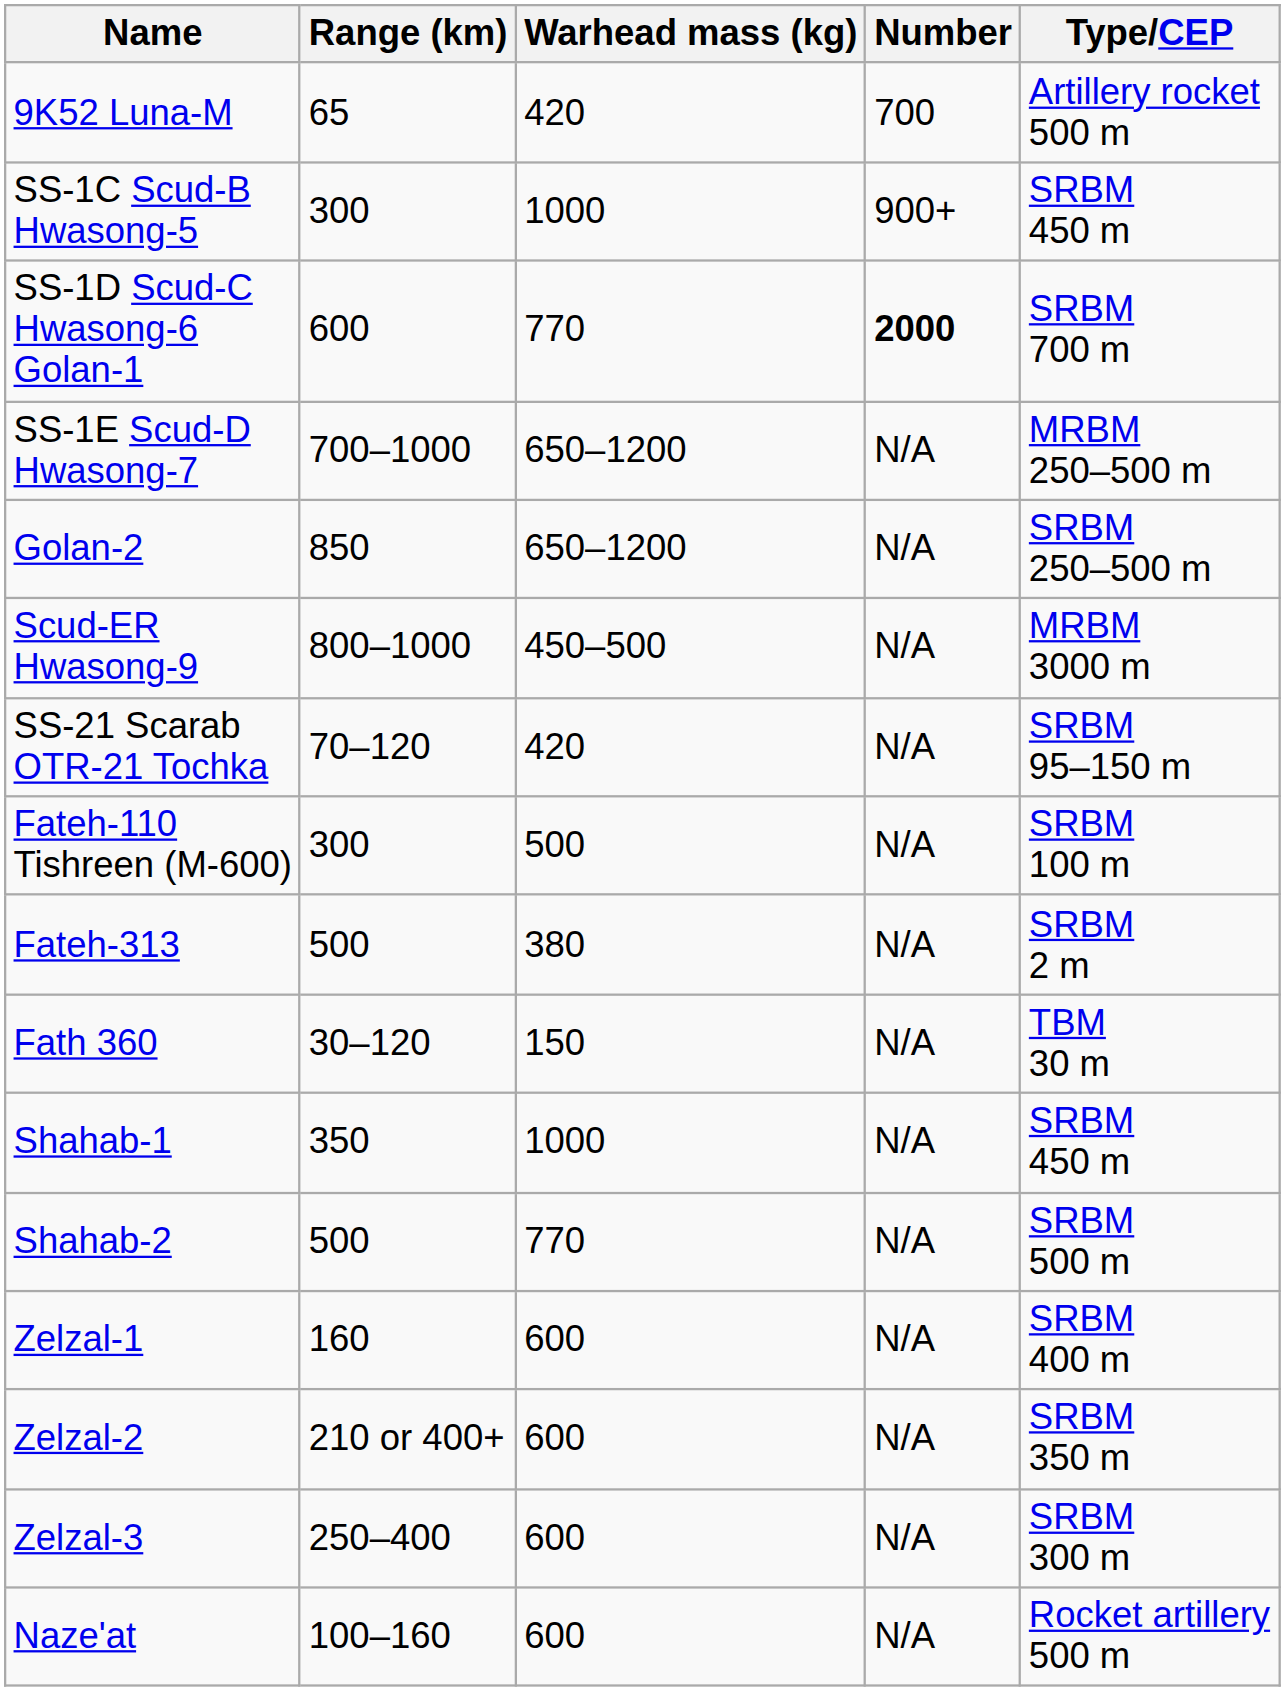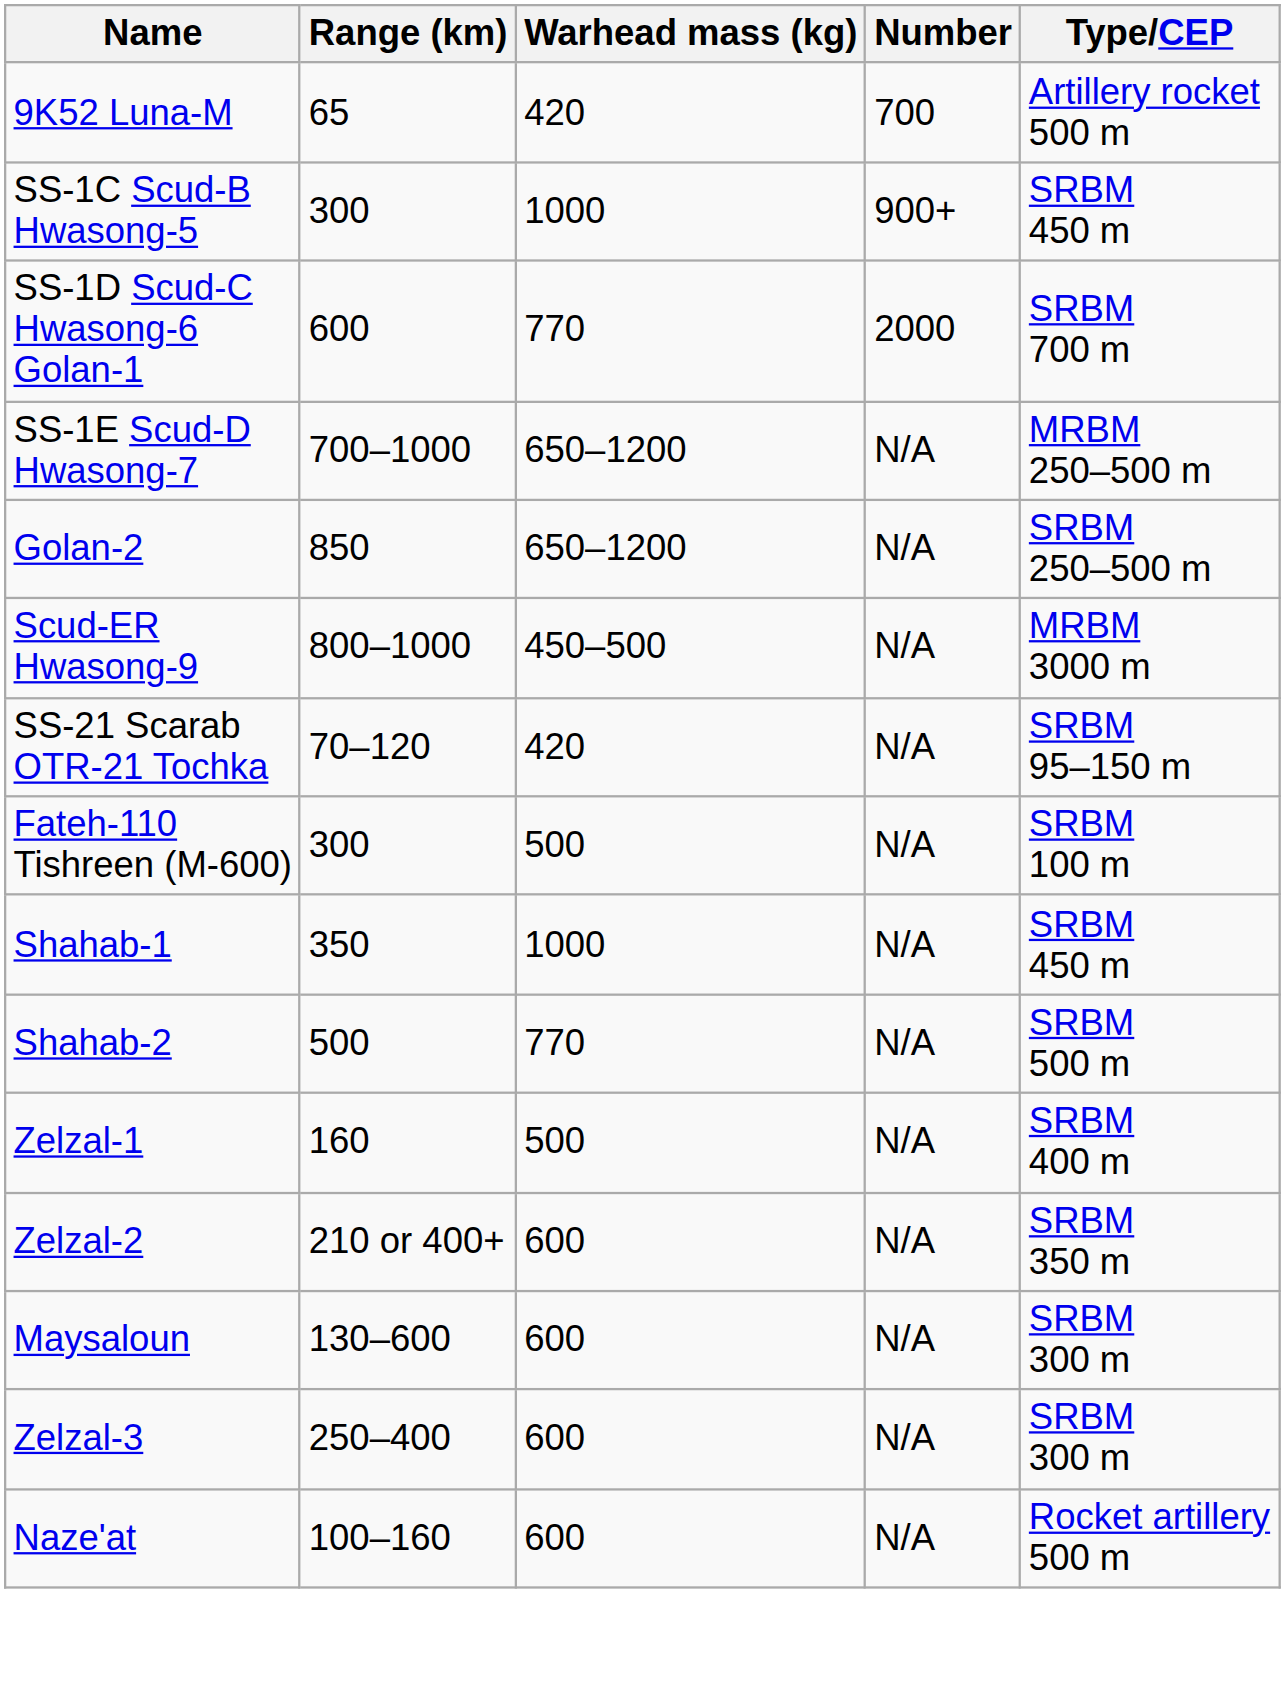(915, 330) bold -> (915, 330) normal
- row: (97, 944)
- row: (86, 1042)
(555, 1339) 600 -> (555, 1141) 500
+ row: (102, 1339)
